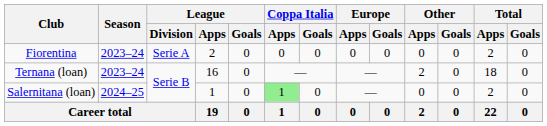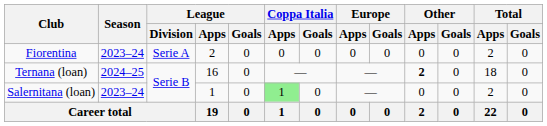(122, 72) 2023–24 -> (122, 72) 2024–25
(422, 72) normal -> (422, 72) bold
(122, 92) 2024–25 -> (122, 92) 2023–24
